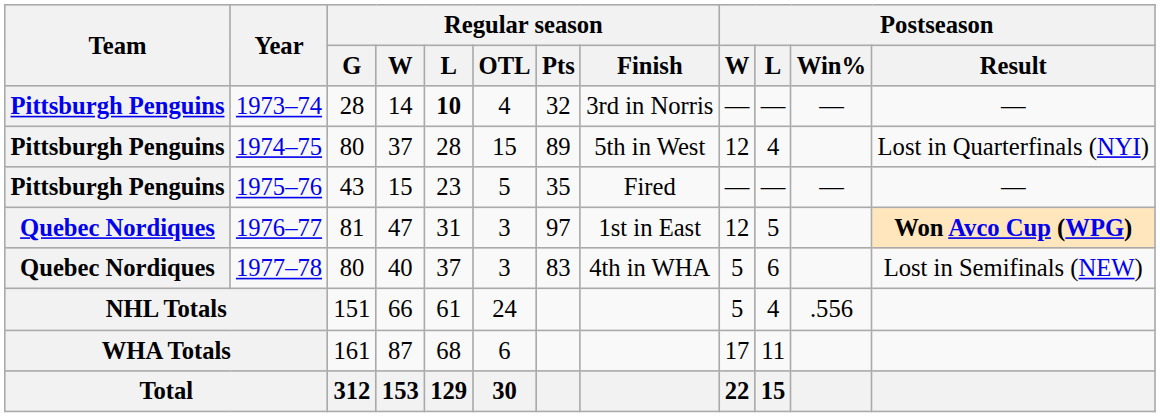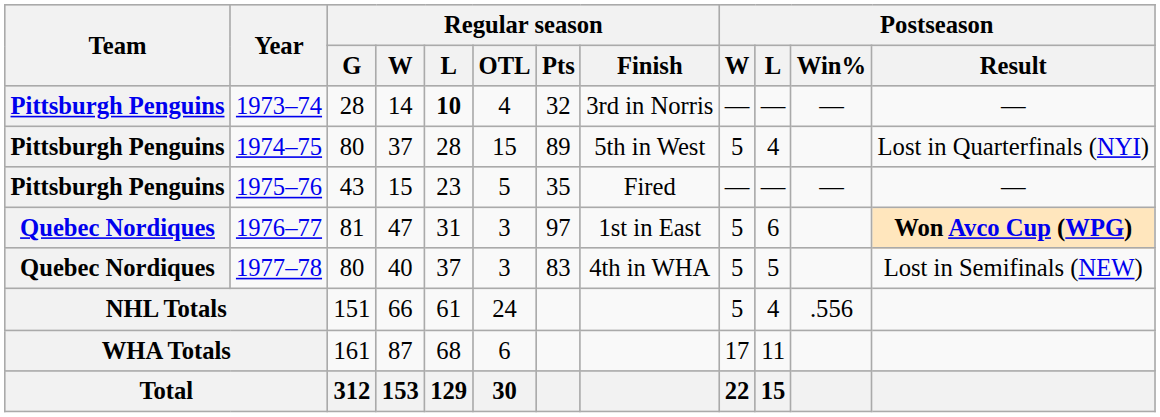(737, 146) 12 -> (737, 146) 5
(737, 227) 12 -> (737, 227) 5
(773, 227) 5 -> (773, 227) 6
(773, 268) 6 -> (773, 268) 5
